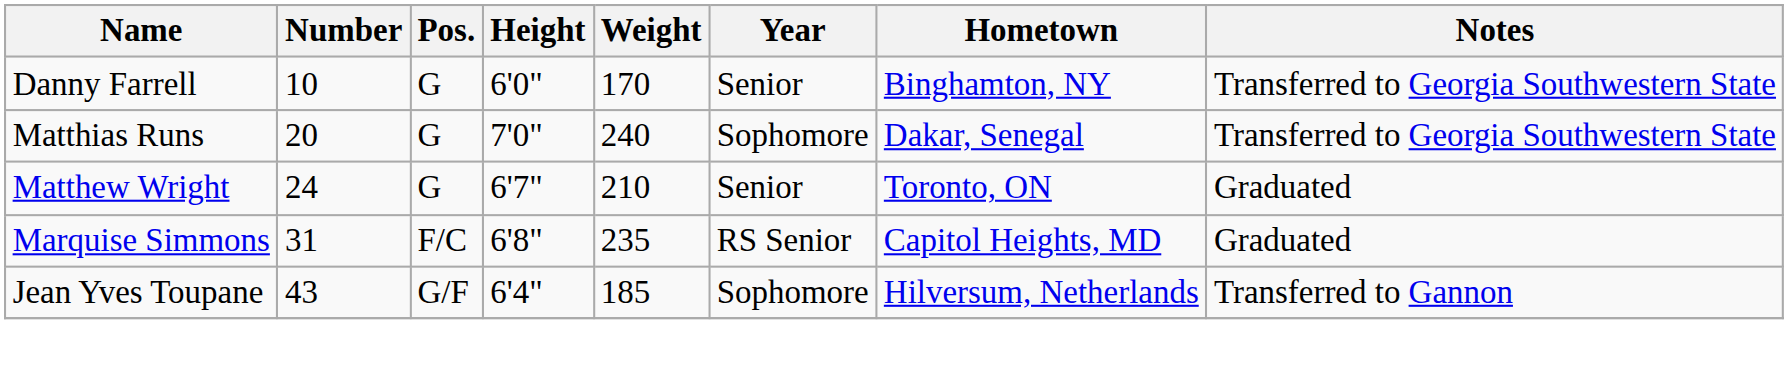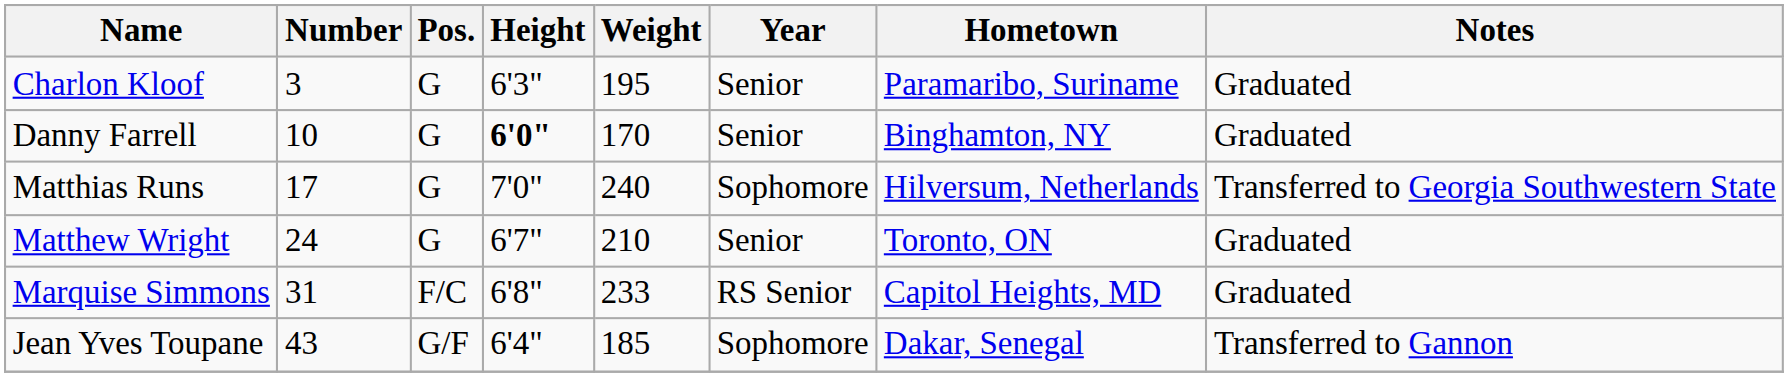+ row: (108, 82)
(517, 82) normal -> (521, 135) bold
(1495, 82) Transferred to Georgia Southwestern State -> (1283, 135) Graduated
(302, 135) 20 -> (302, 187) 17
(984, 135) Dakar, Senegal -> (1041, 187) Hilversum, Netherlands
(625, 239) 235 -> (625, 291) 233
(1041, 291) Hilversum, Netherlands -> (984, 344) Dakar, Senegal
